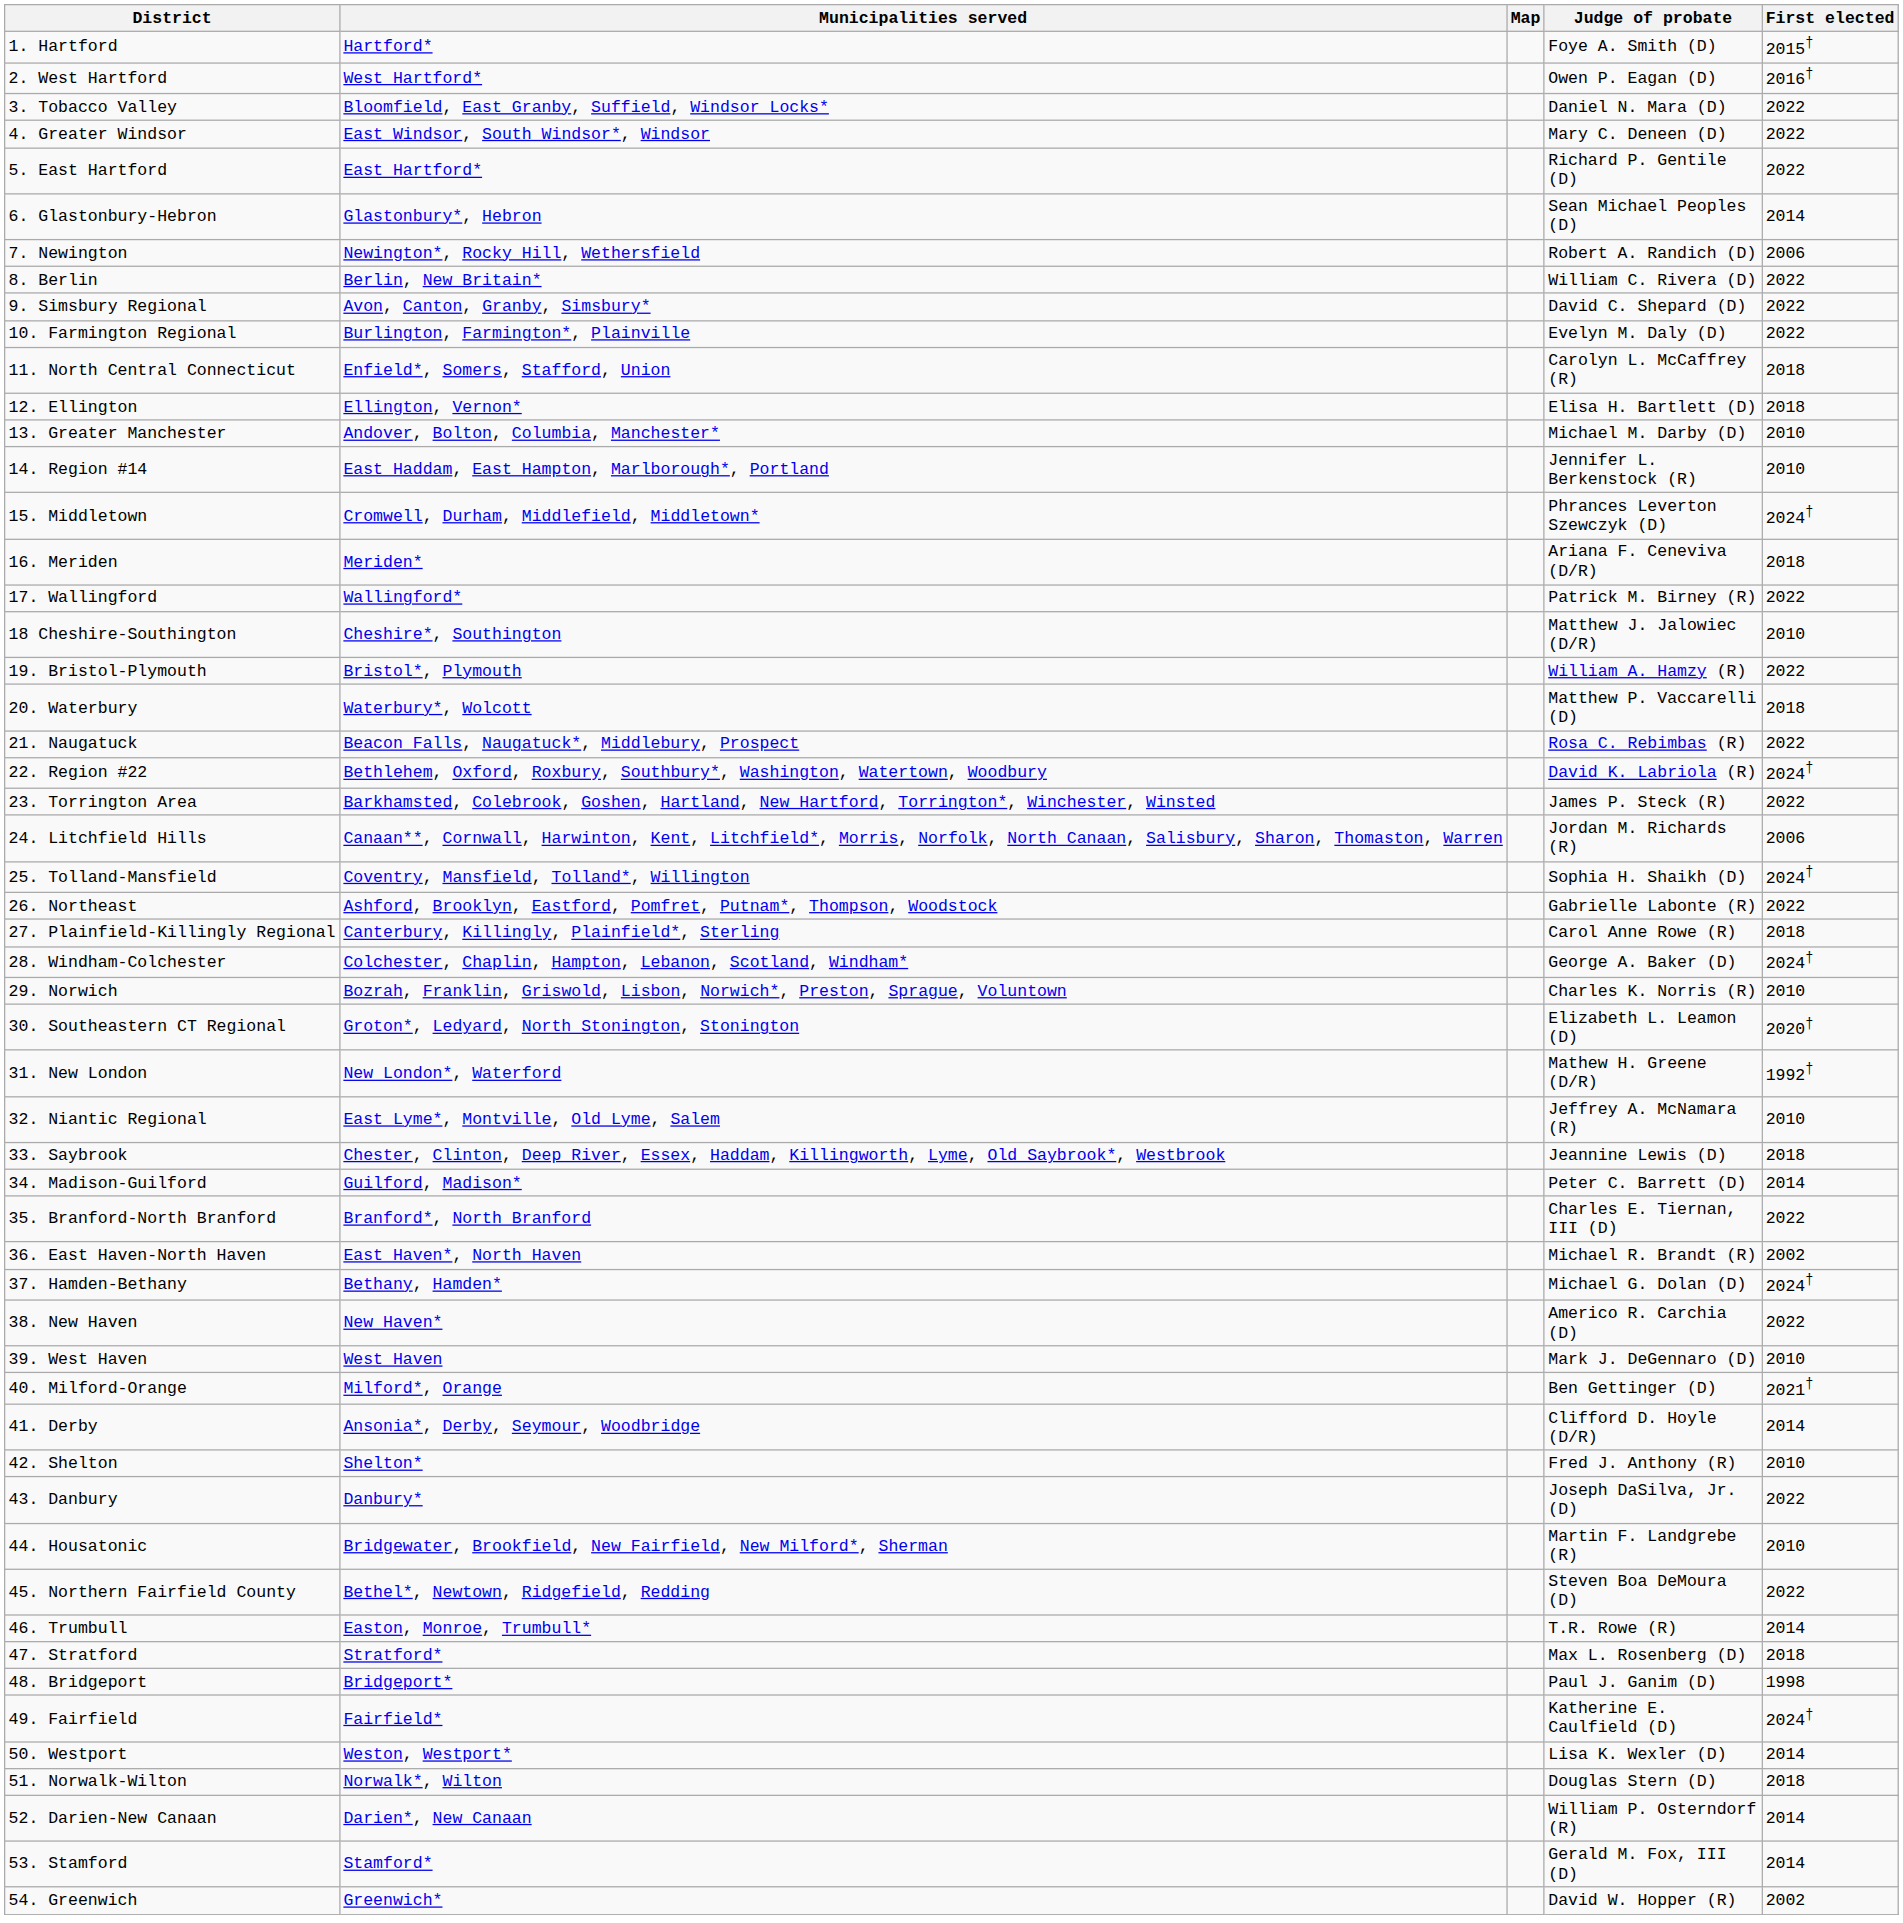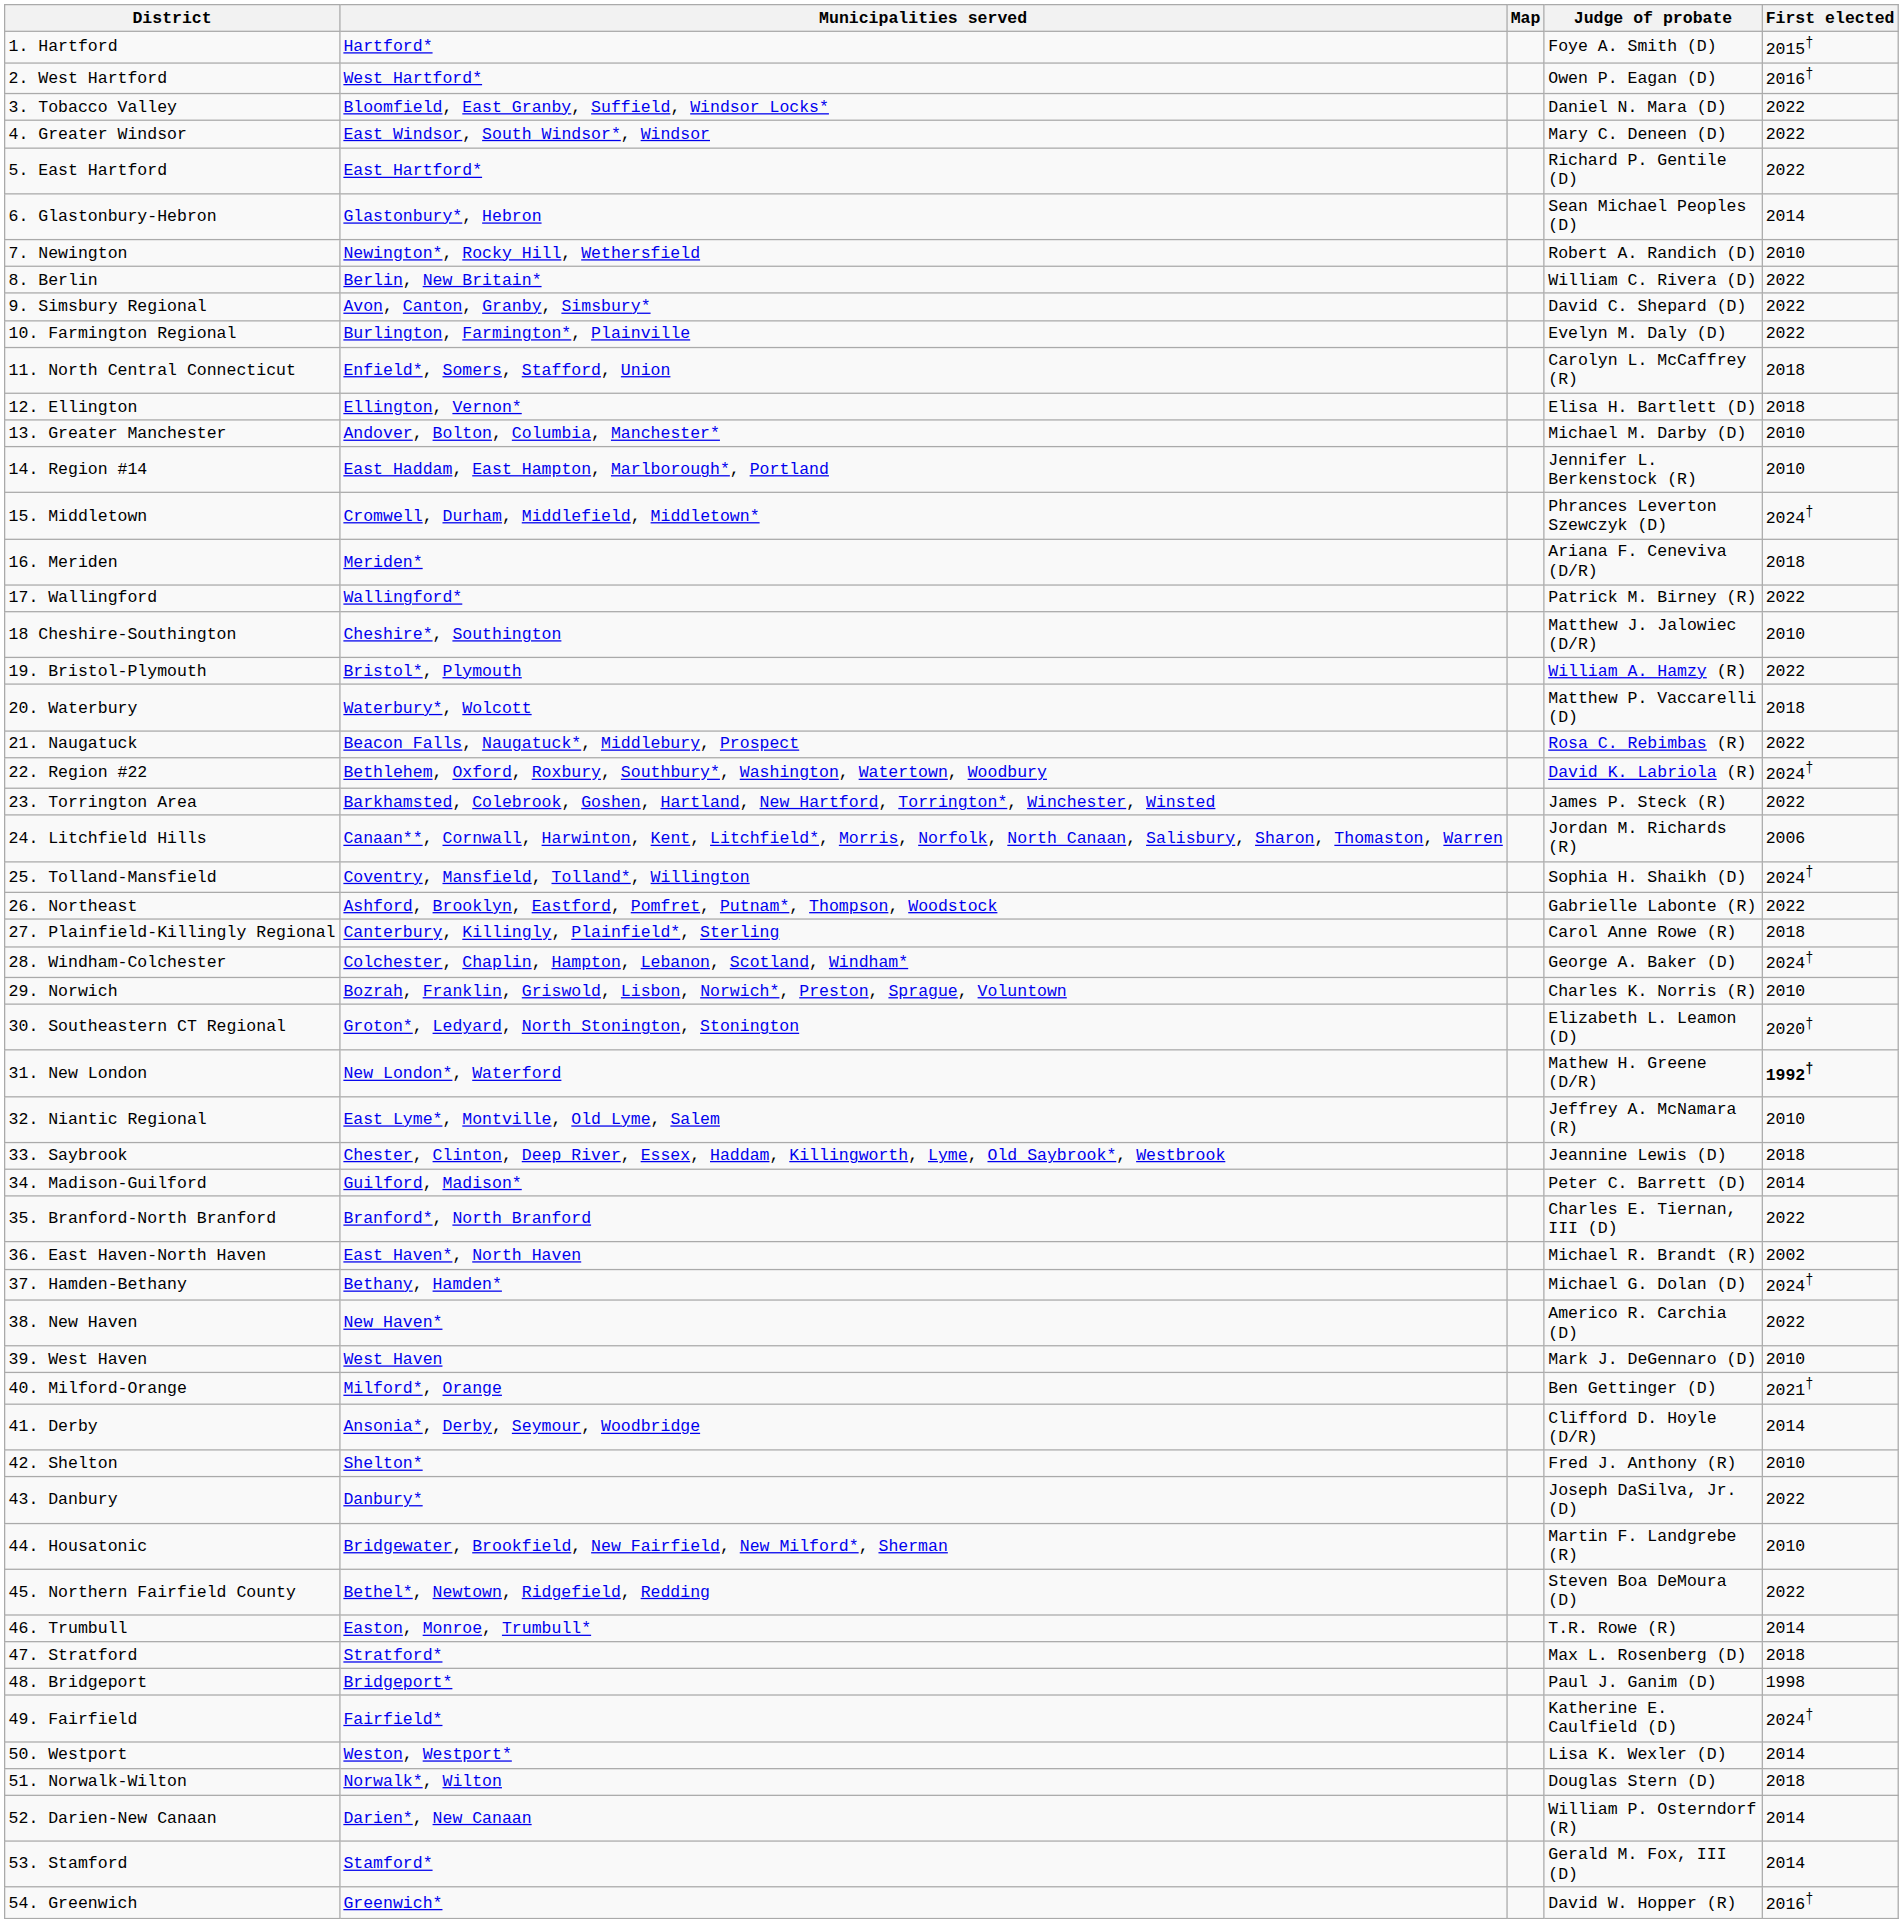(1785, 253) 2006 -> (1785, 253) 2010
(1790, 1073) normal -> (1790, 1073) bold
(1785, 1901) 2002 -> (1790, 1903) 2016†
